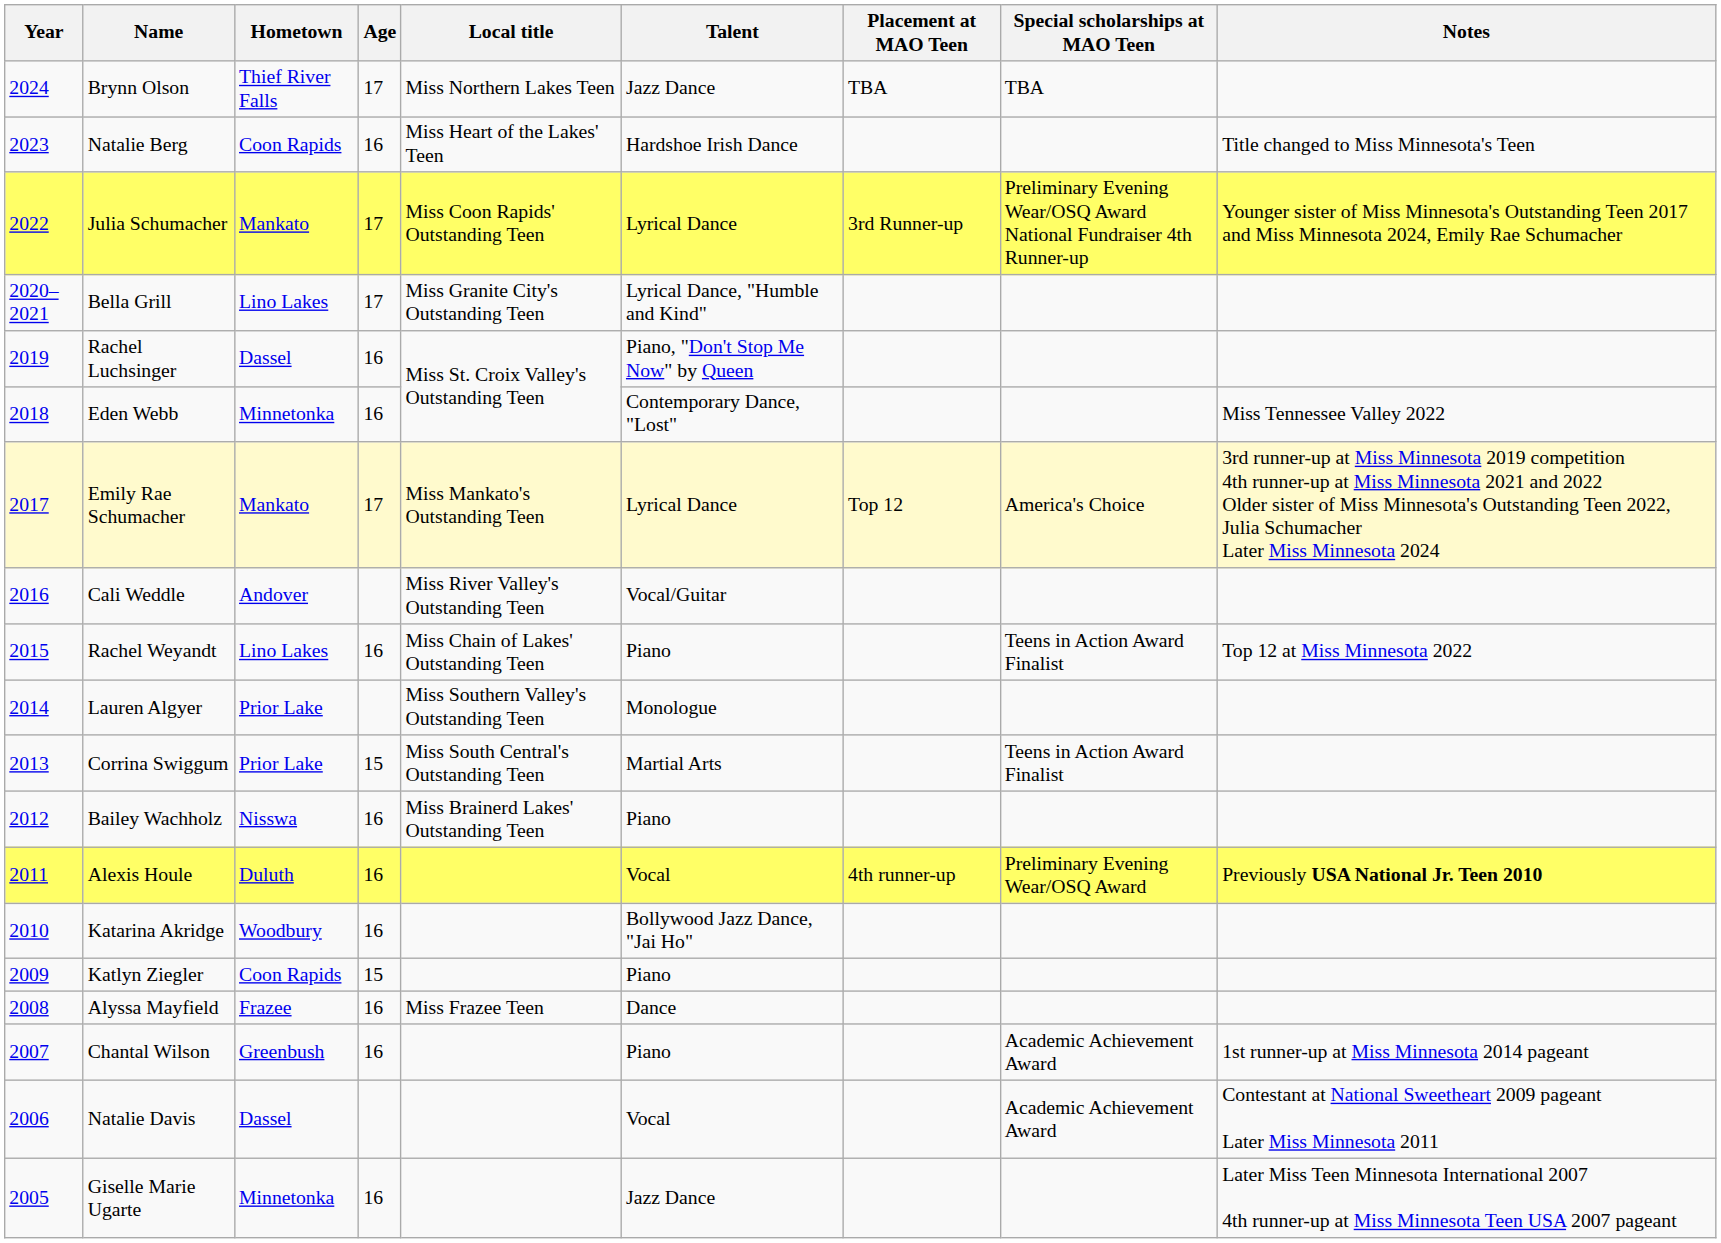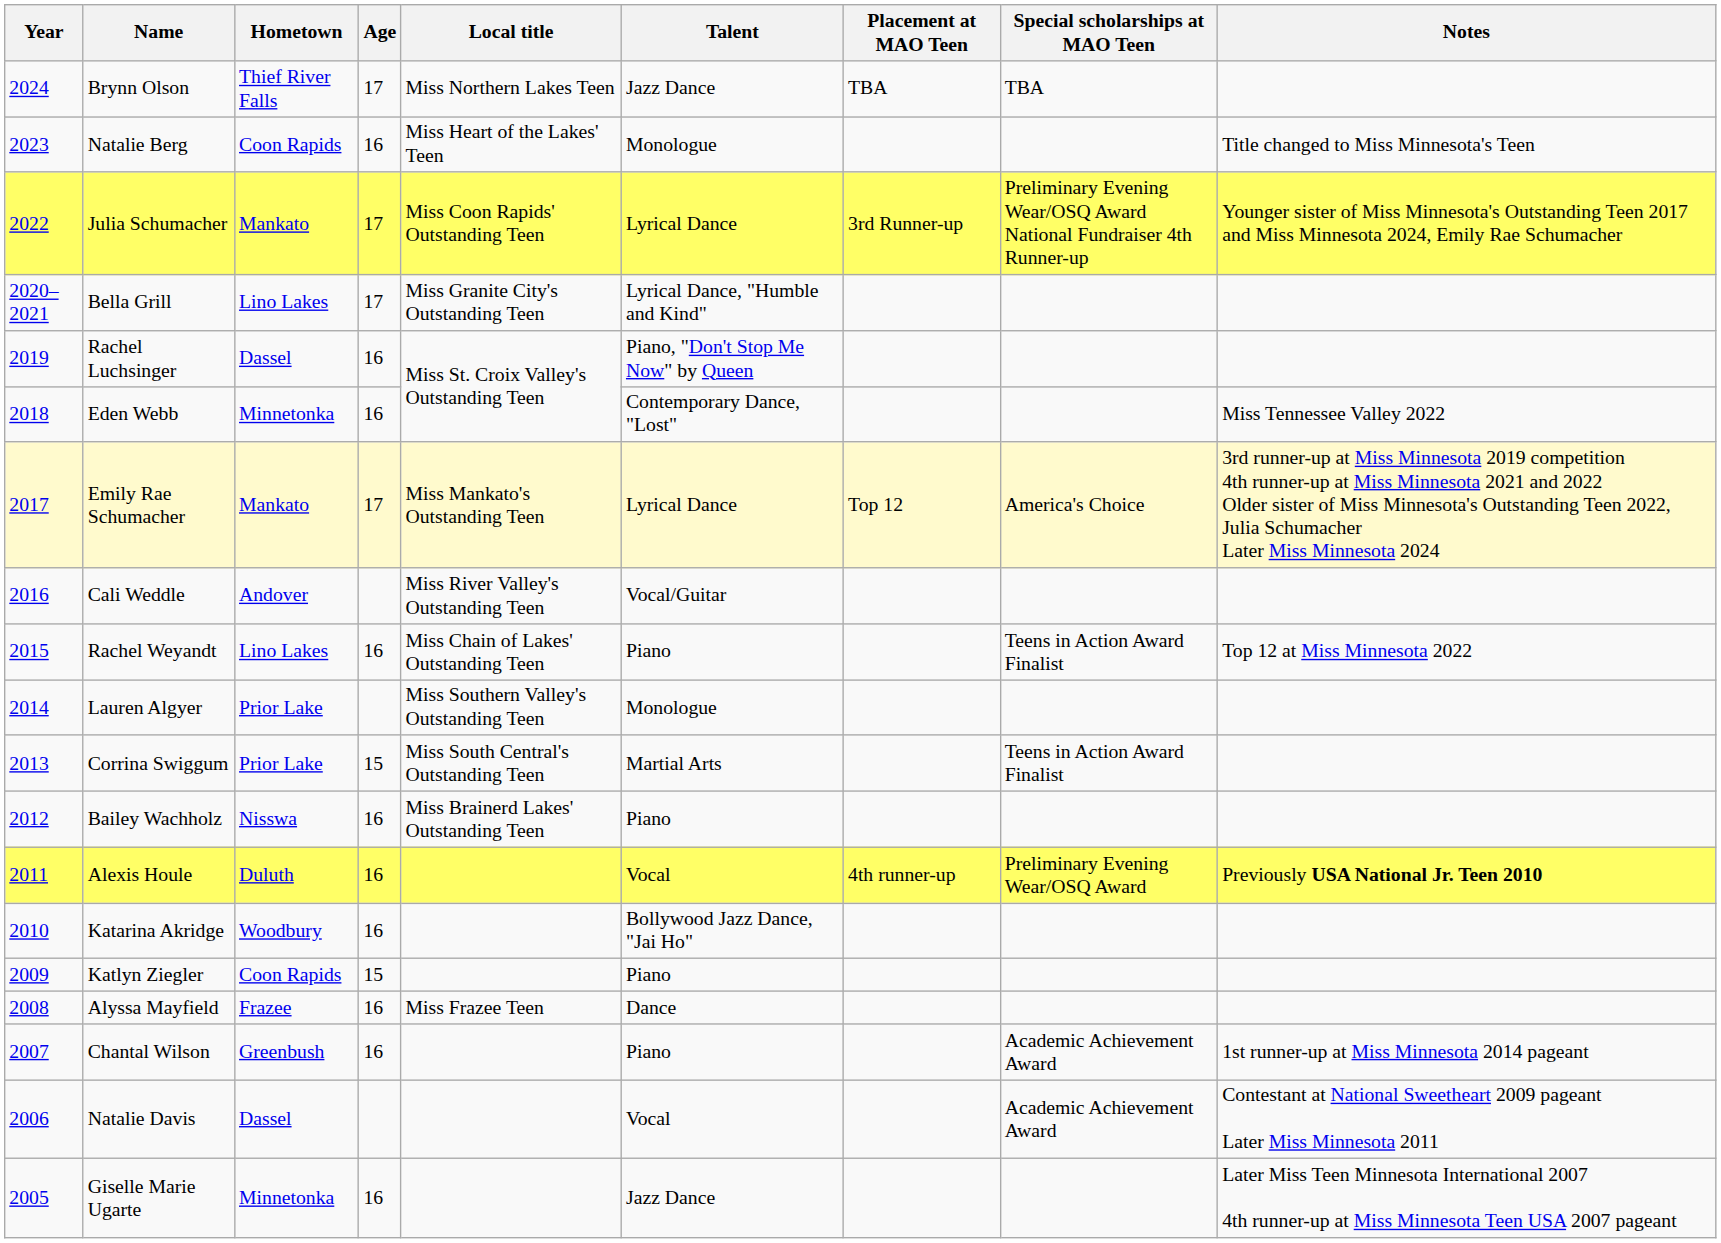(712, 144) Hardshoe Irish Dance -> (671, 144) Monologue
